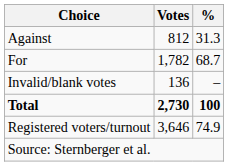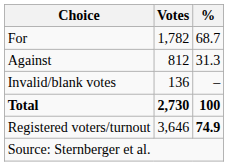rows swapped: (17, 60) <-> (30, 37)
(208, 127) normal -> (208, 127) bold
